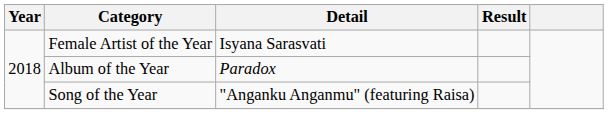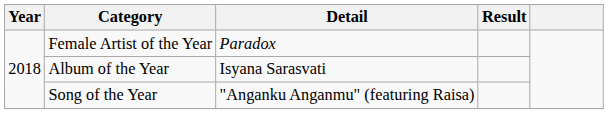(273, 43) Isyana Sarasvati -> (248, 43) Paradox
(248, 69) Paradox -> (273, 69) Isyana Sarasvati
